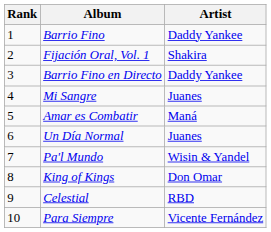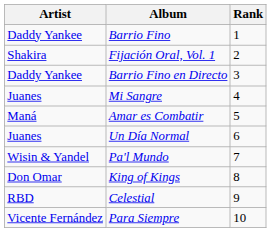columns swapped: (22, 14) <-> (215, 14)
